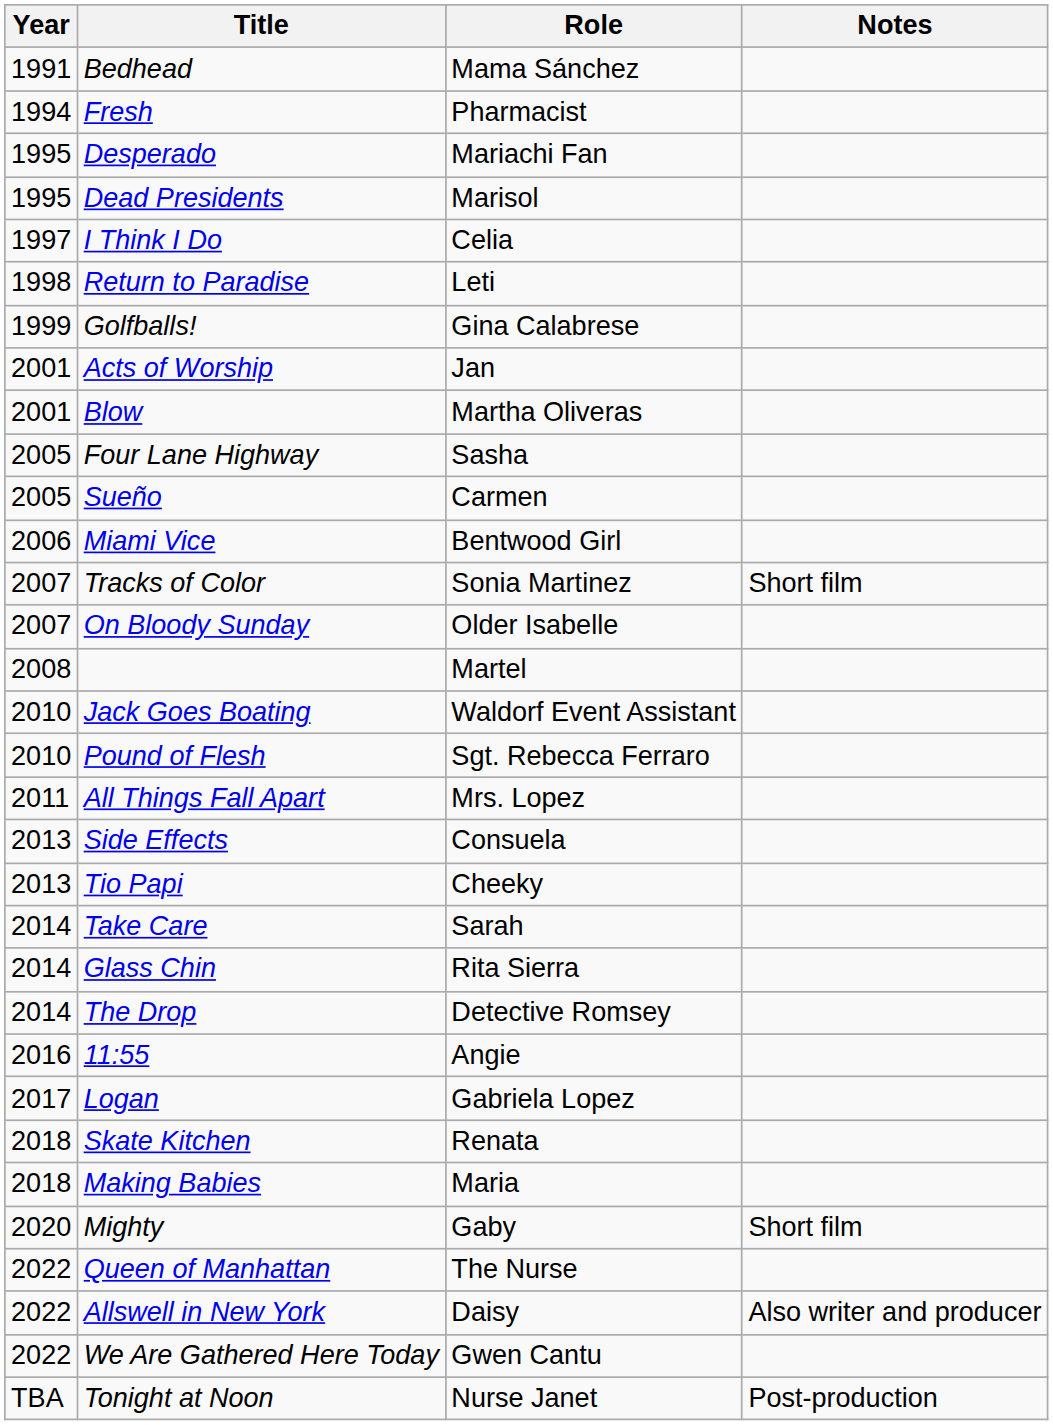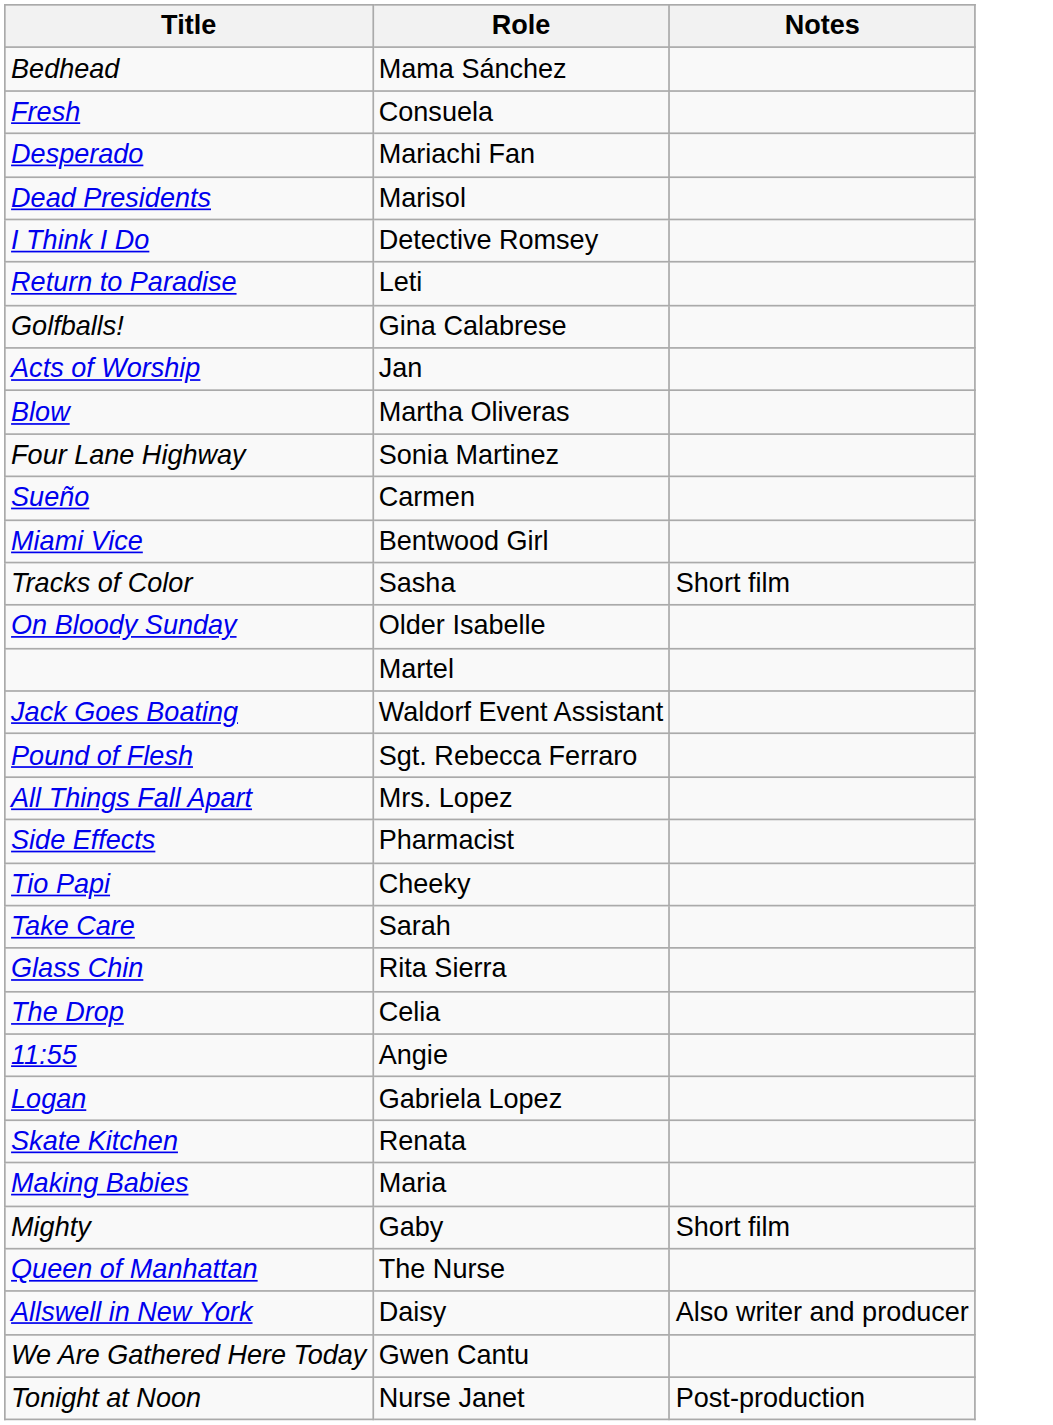- column: (41, 25)
(519, 111) Pharmacist -> (436, 111) Consuela
(482, 240) Celia -> (488, 240) Detective Romsey
(490, 454) Sasha -> (469, 454) Sonia Martinez
(542, 583) Sonia Martinez -> (417, 583) Sasha
(509, 840) Consuela -> (446, 840) Pharmacist
(561, 1012) Detective Romsey -> (410, 1012) Celia
